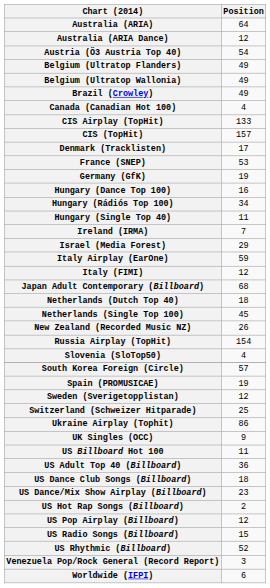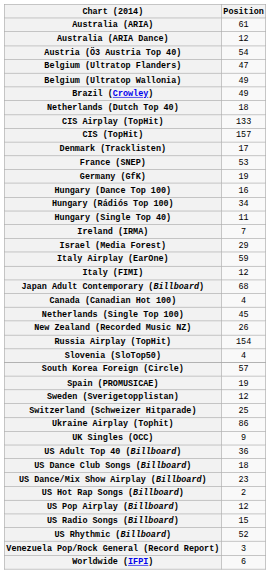(244, 25) 64 -> (244, 25) 61
(244, 66) 49 -> (244, 66) 47
rows swapped: (113, 108) <-> (113, 300)
- row: (113, 452)
